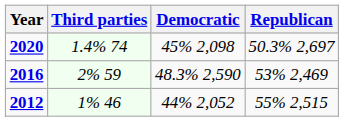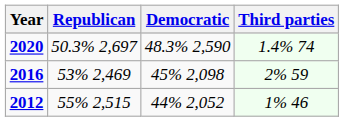columns swapped: (291, 19) <-> (99, 19)
(198, 47) 45% 2,098 -> (188, 47) 48.3% 2,590
(198, 74) 48.3% 2,590 -> (188, 74) 45% 2,098
